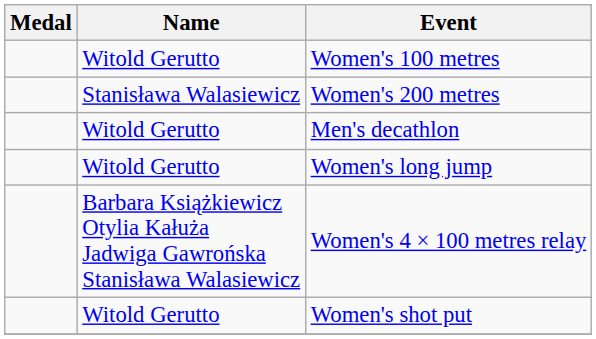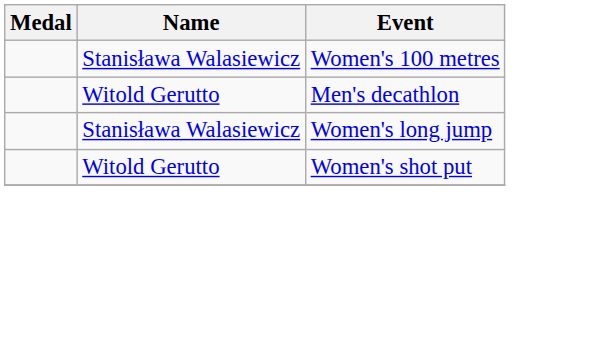(151, 58) Witold Gerutto -> (191, 58) Stanisława Walasiewicz
- row: (405, 94)
(151, 166) Witold Gerutto -> (191, 130) Stanisława Walasiewicz
- row: (449, 241)
